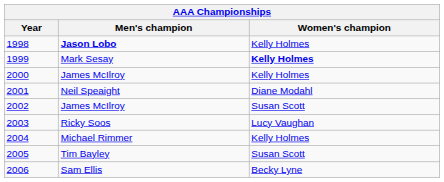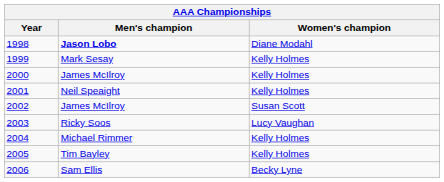(280, 43) Kelly Holmes -> (282, 43) Diane Modahl
(282, 59) bold -> (280, 59) normal
(282, 91) Diane Modahl -> (280, 91) Kelly Holmes
(278, 153) Susan Scott -> (280, 153) Kelly Holmes
